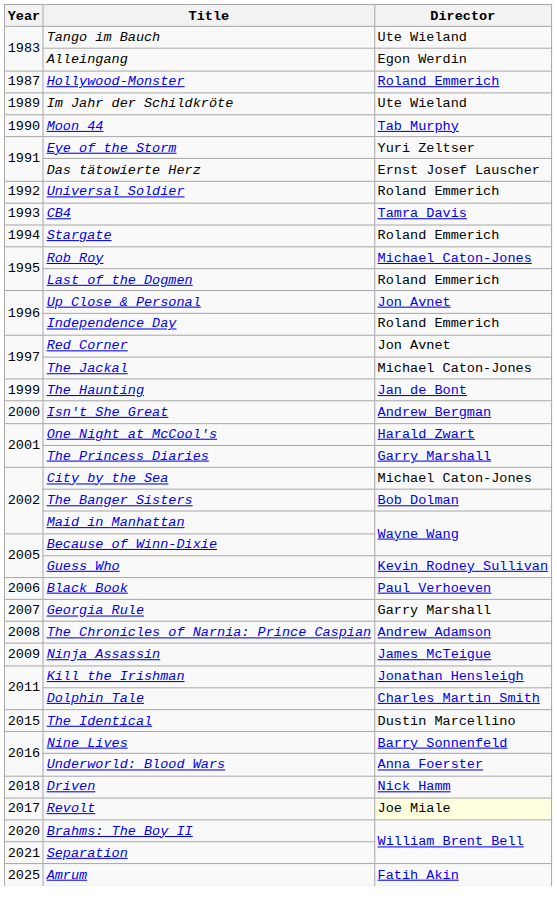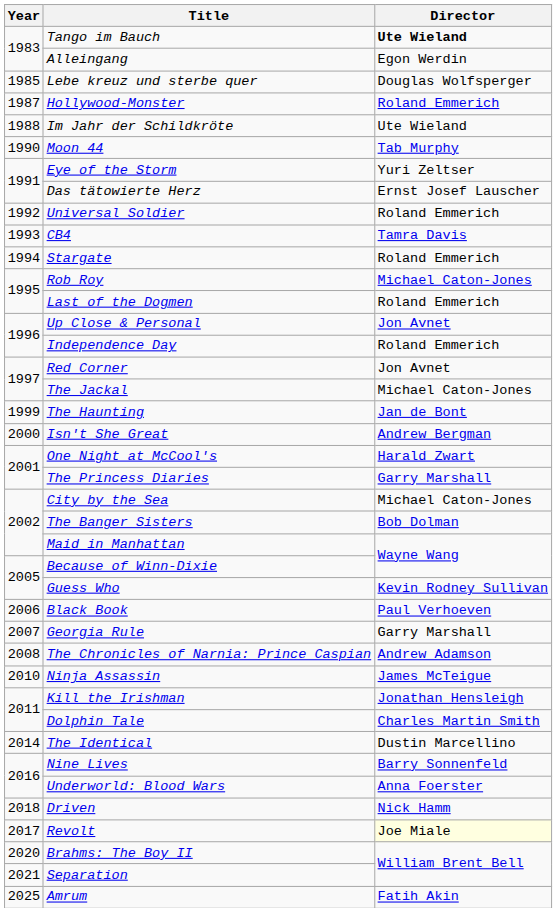(422, 38) normal -> (422, 38) bold
+ row: (152, 82)
(24, 104) 1989 -> (24, 126) 1988
(24, 655) 2009 -> (24, 677) 2010
(24, 721) 2015 -> (24, 743) 2014
